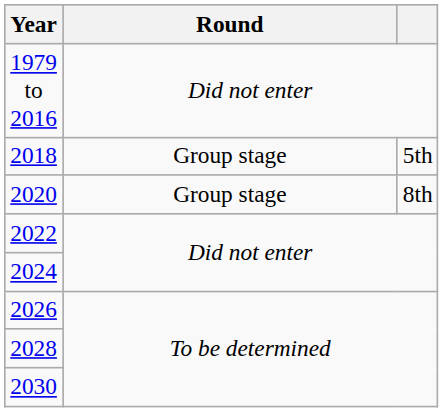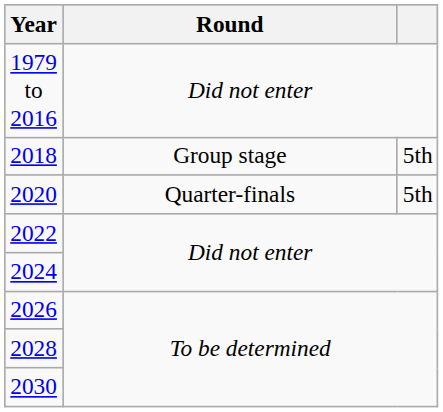(230, 194) Group stage -> (230, 194) Quarter-finals
(418, 194) 8th -> (418, 194) 5th
